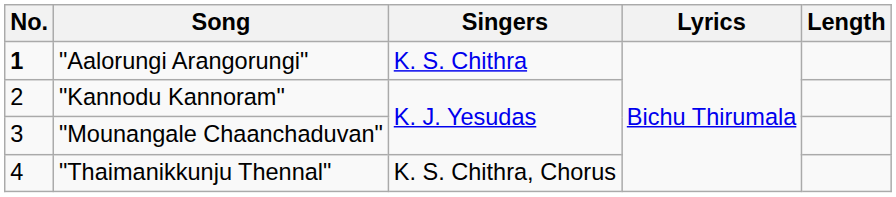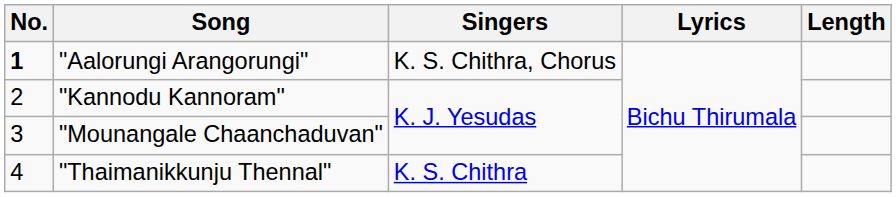(460, 60) K. S. Chithra -> (505, 60) K. S. Chithra, Chorus
(505, 172) K. S. Chithra, Chorus -> (460, 172) K. S. Chithra
